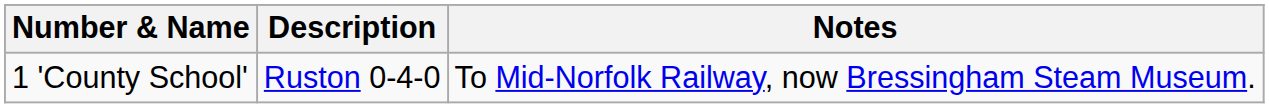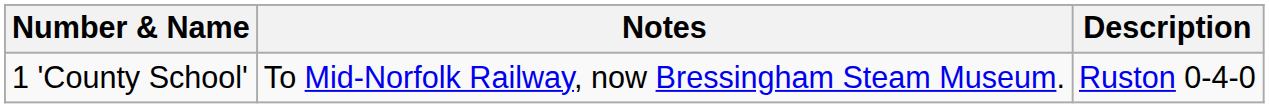columns swapped: (352, 28) <-> (855, 28)
